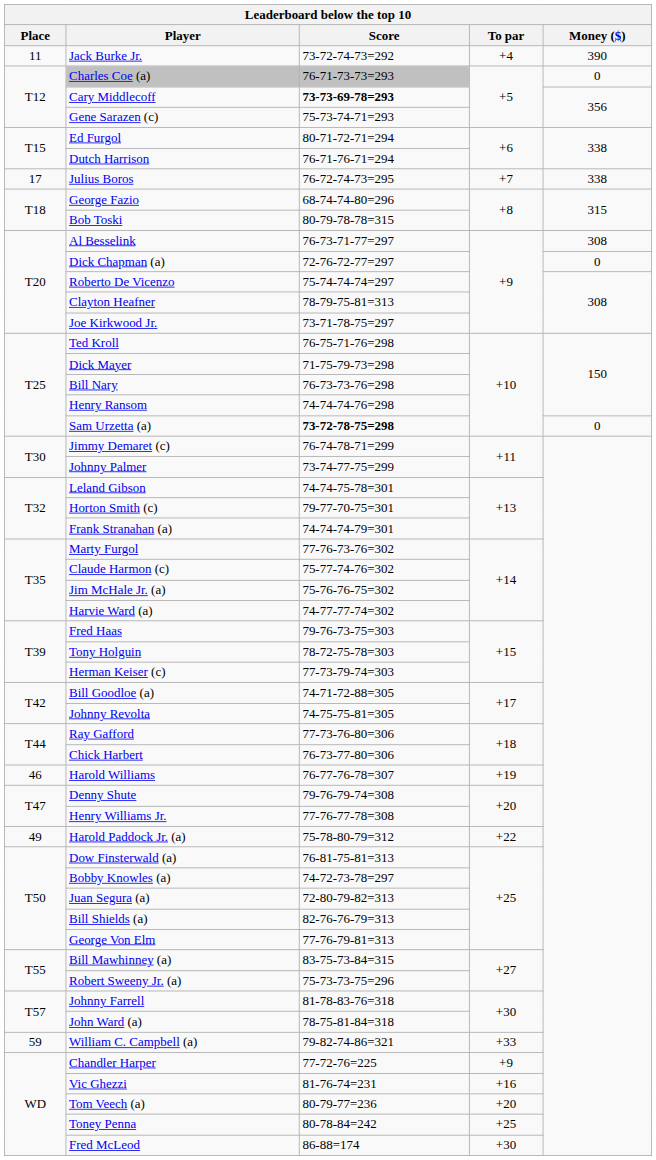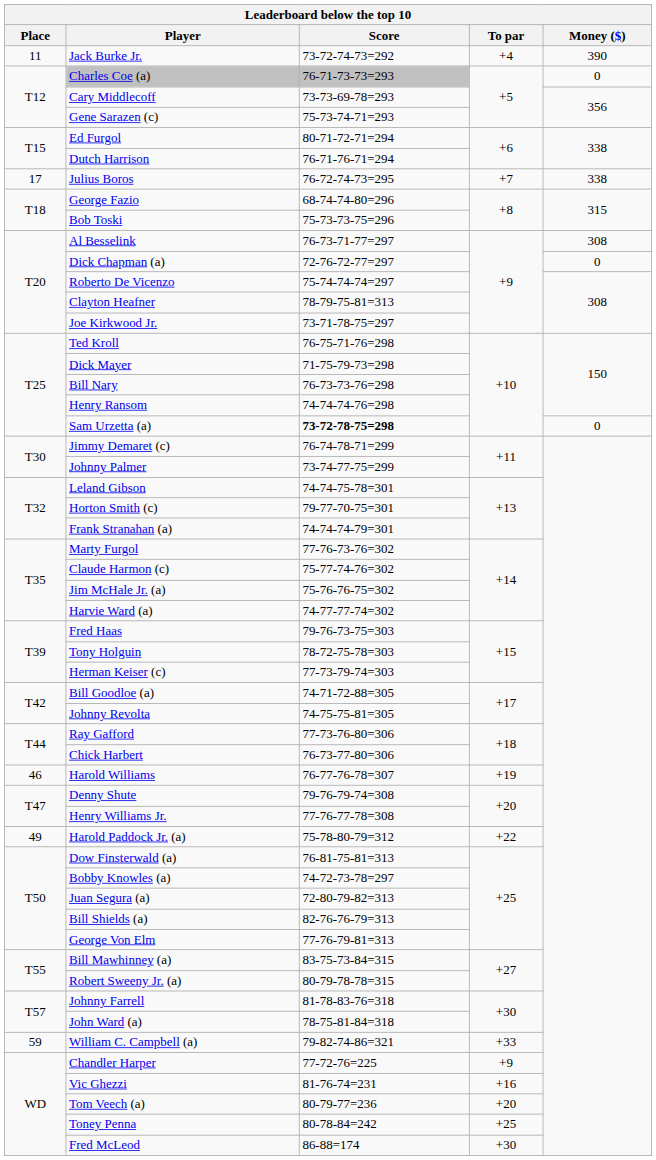(348, 96) bold -> (348, 96) normal
(348, 220) 80-79-78-78=315 -> (348, 220) 75-73-73-75=296
(348, 980) 75-73-73-75=296 -> (348, 980) 80-79-78-78=315
